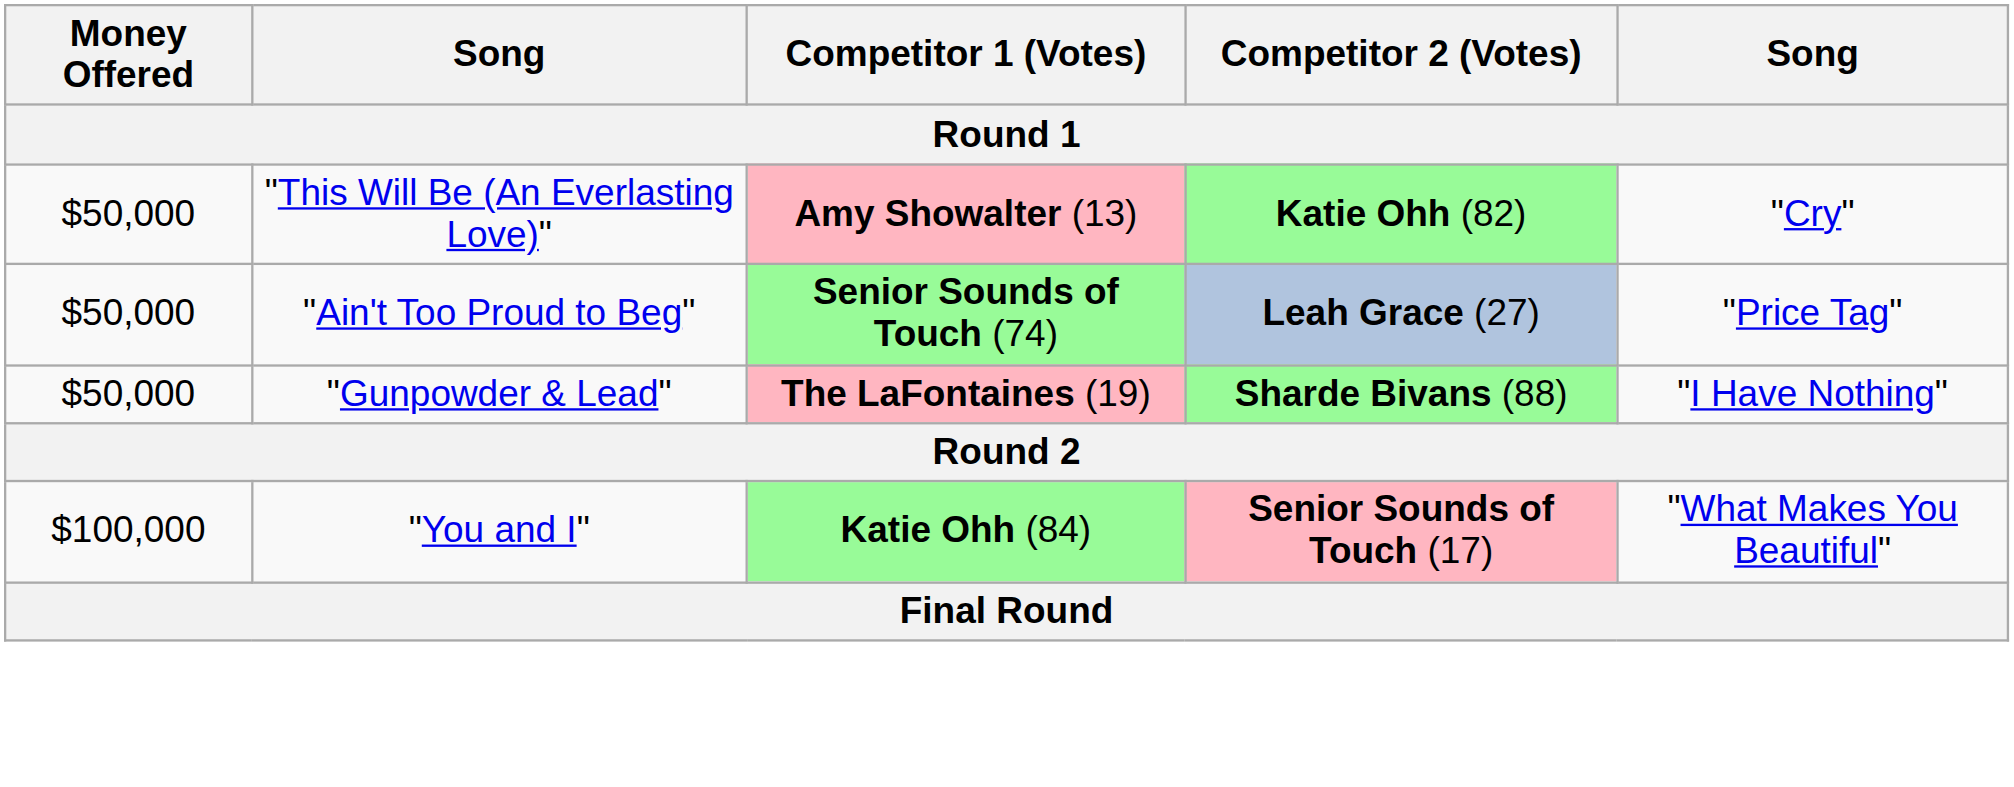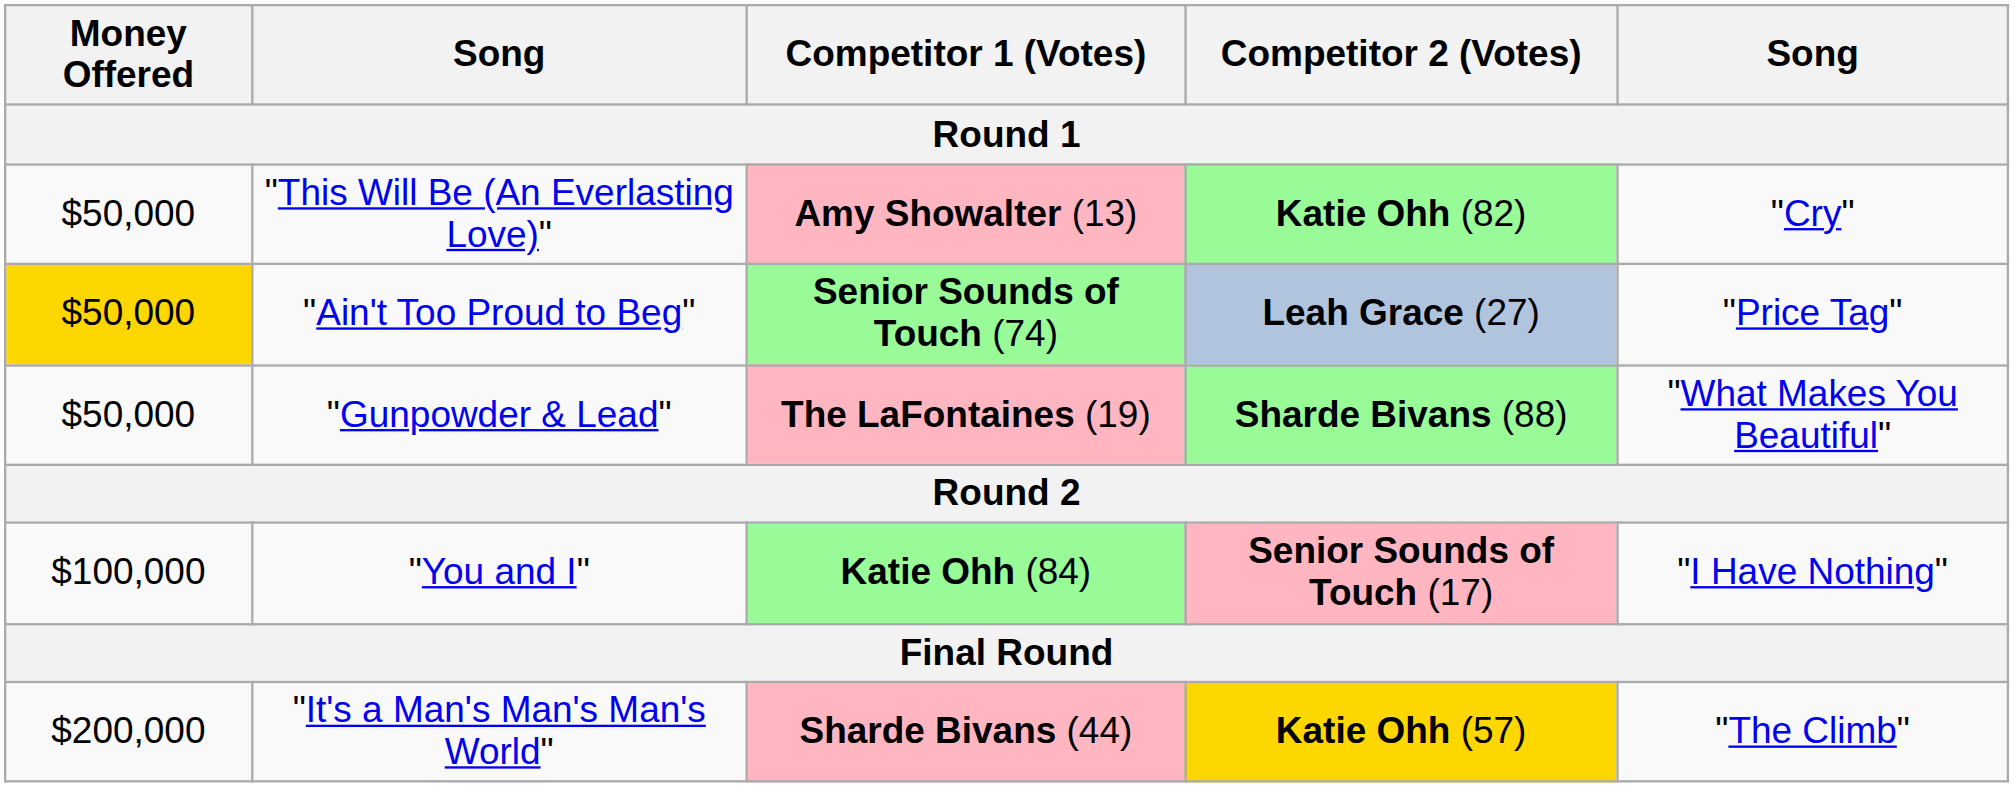(128, 313) no background -> (128, 313) gold background
(1813, 393) "I Have Nothing" -> (1813, 413) "What Makes You Beautiful"
(1813, 531) "What Makes You Beautiful" -> (1813, 572) "I Have Nothing"
+ row: (499, 731)
